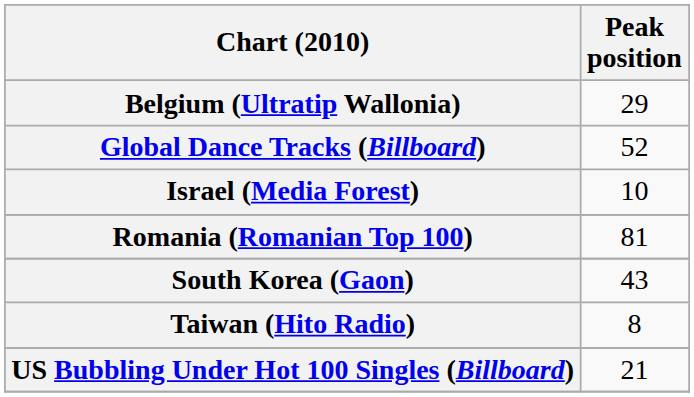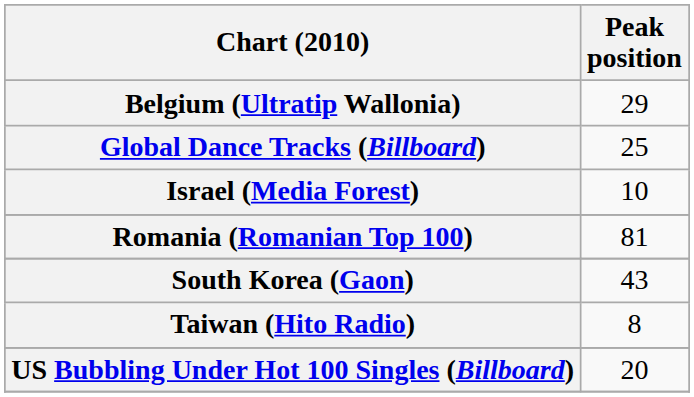(634, 147) 52 -> (634, 147) 25
(634, 369) 21 -> (634, 369) 20
